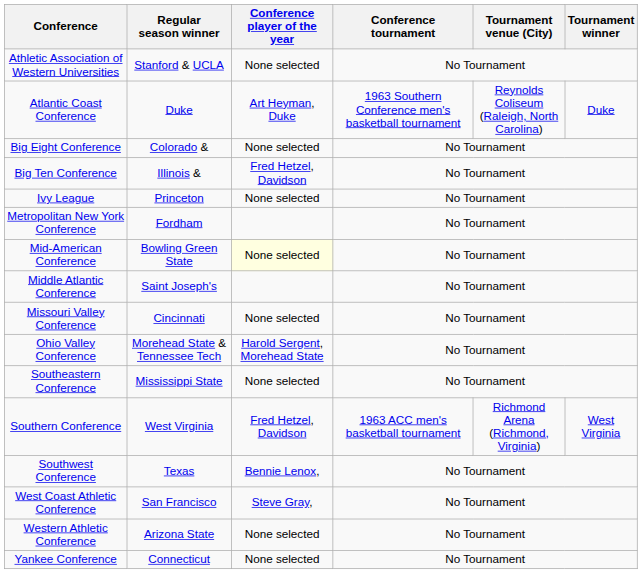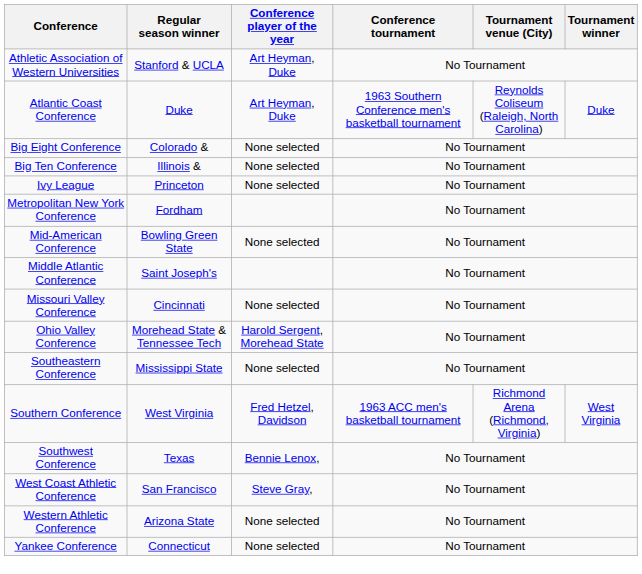(282, 65) None selected -> (282, 65) Art Heyman, Duke
(282, 173) Fred Hetzel, Davidson -> (282, 166) None selected
(282, 255) lightyellow background -> (282, 241) no background
